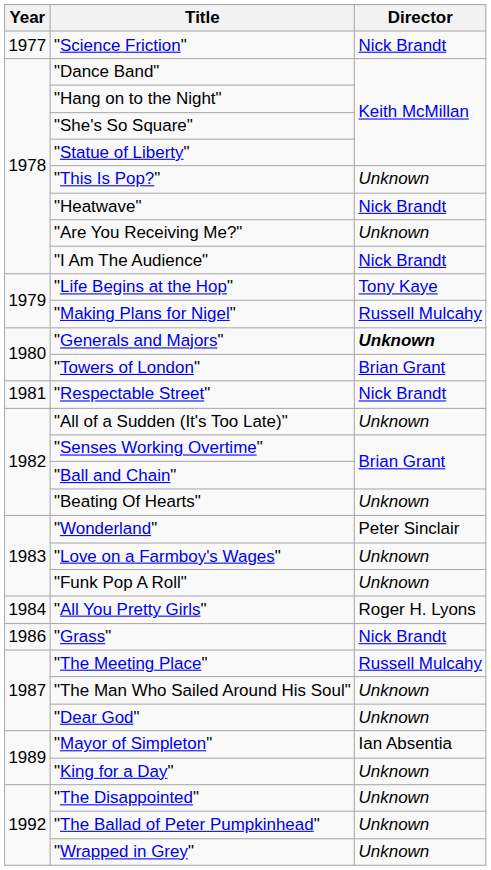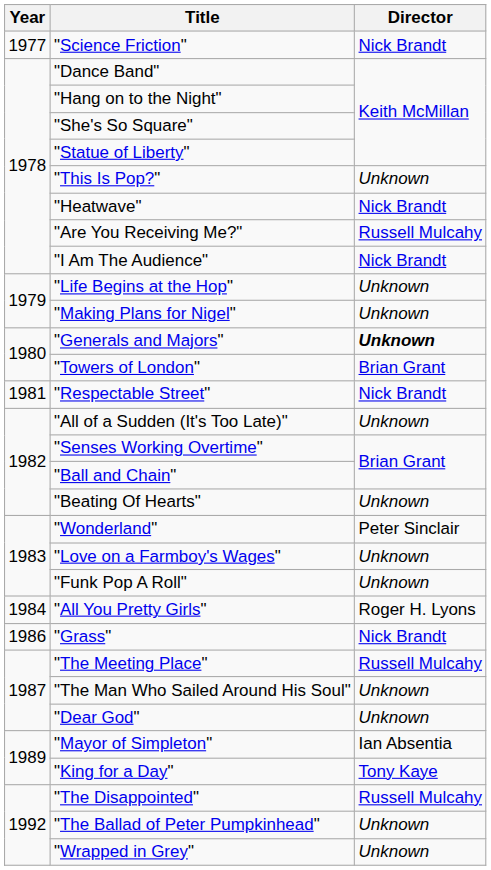(394, 233) Unknown -> (420, 233) Russell Mulcahy
(398, 286) Tony Kaye -> (394, 286) Unknown
(420, 313) Russell Mulcahy -> (394, 313) Unknown
(394, 771) Unknown -> (398, 771) Tony Kaye
(394, 797) Unknown -> (420, 797) Russell Mulcahy
